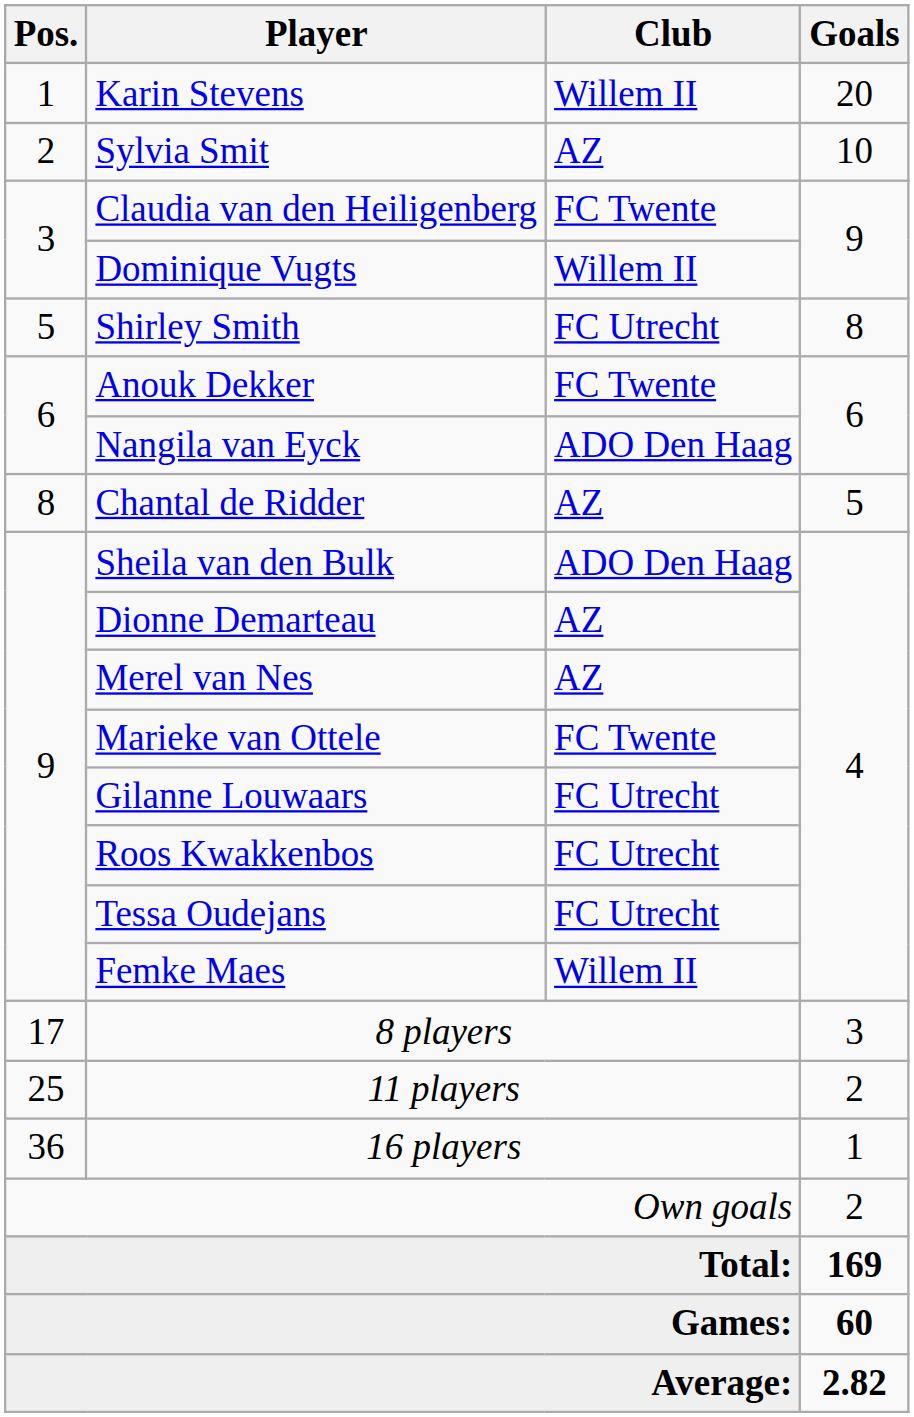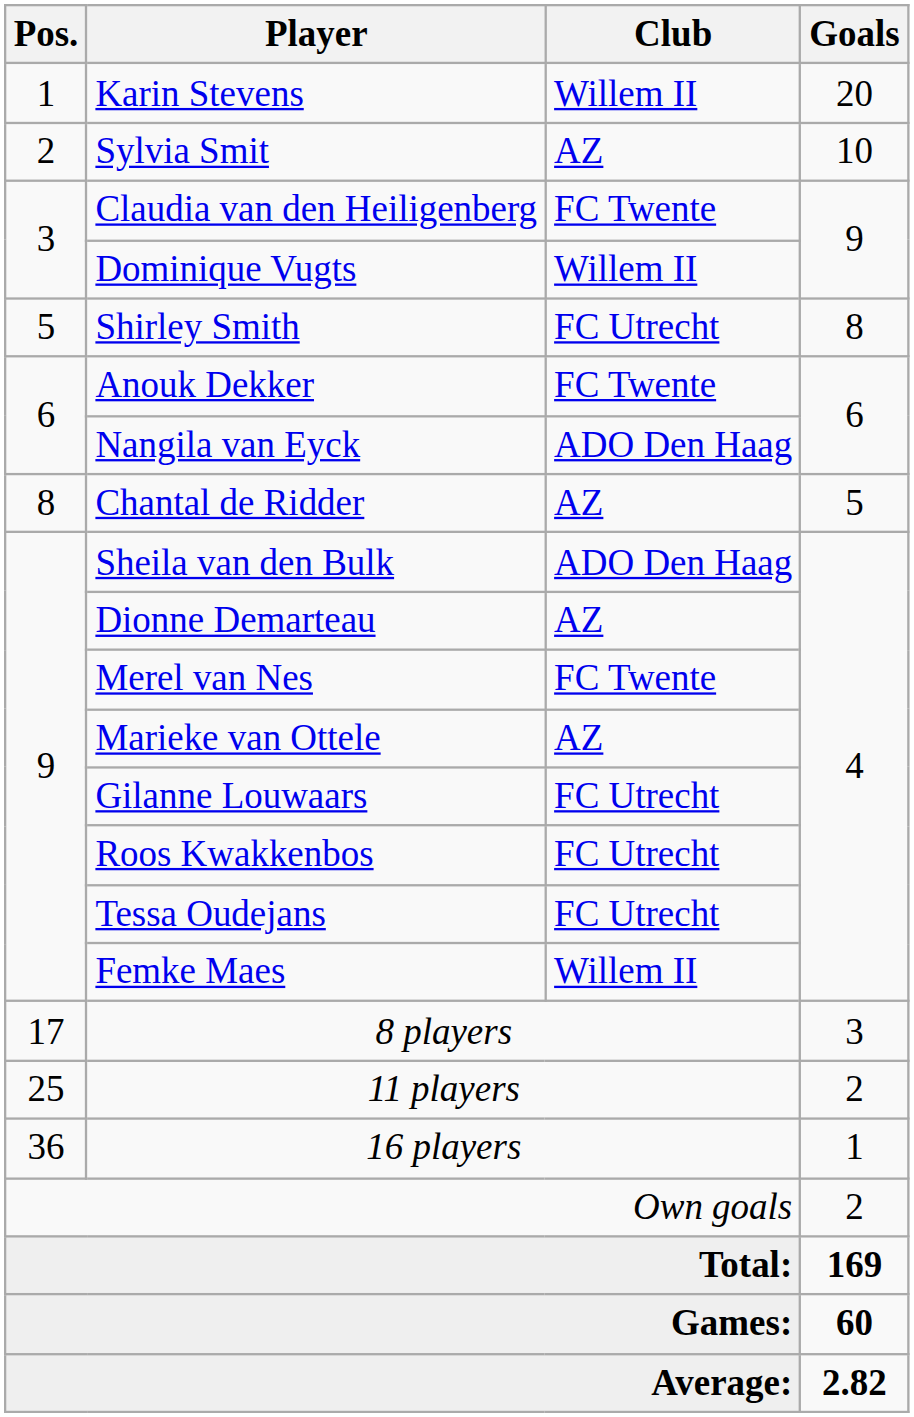(579, 678) AZ -> (635, 678) FC Twente
(635, 737) FC Twente -> (579, 737) AZ
